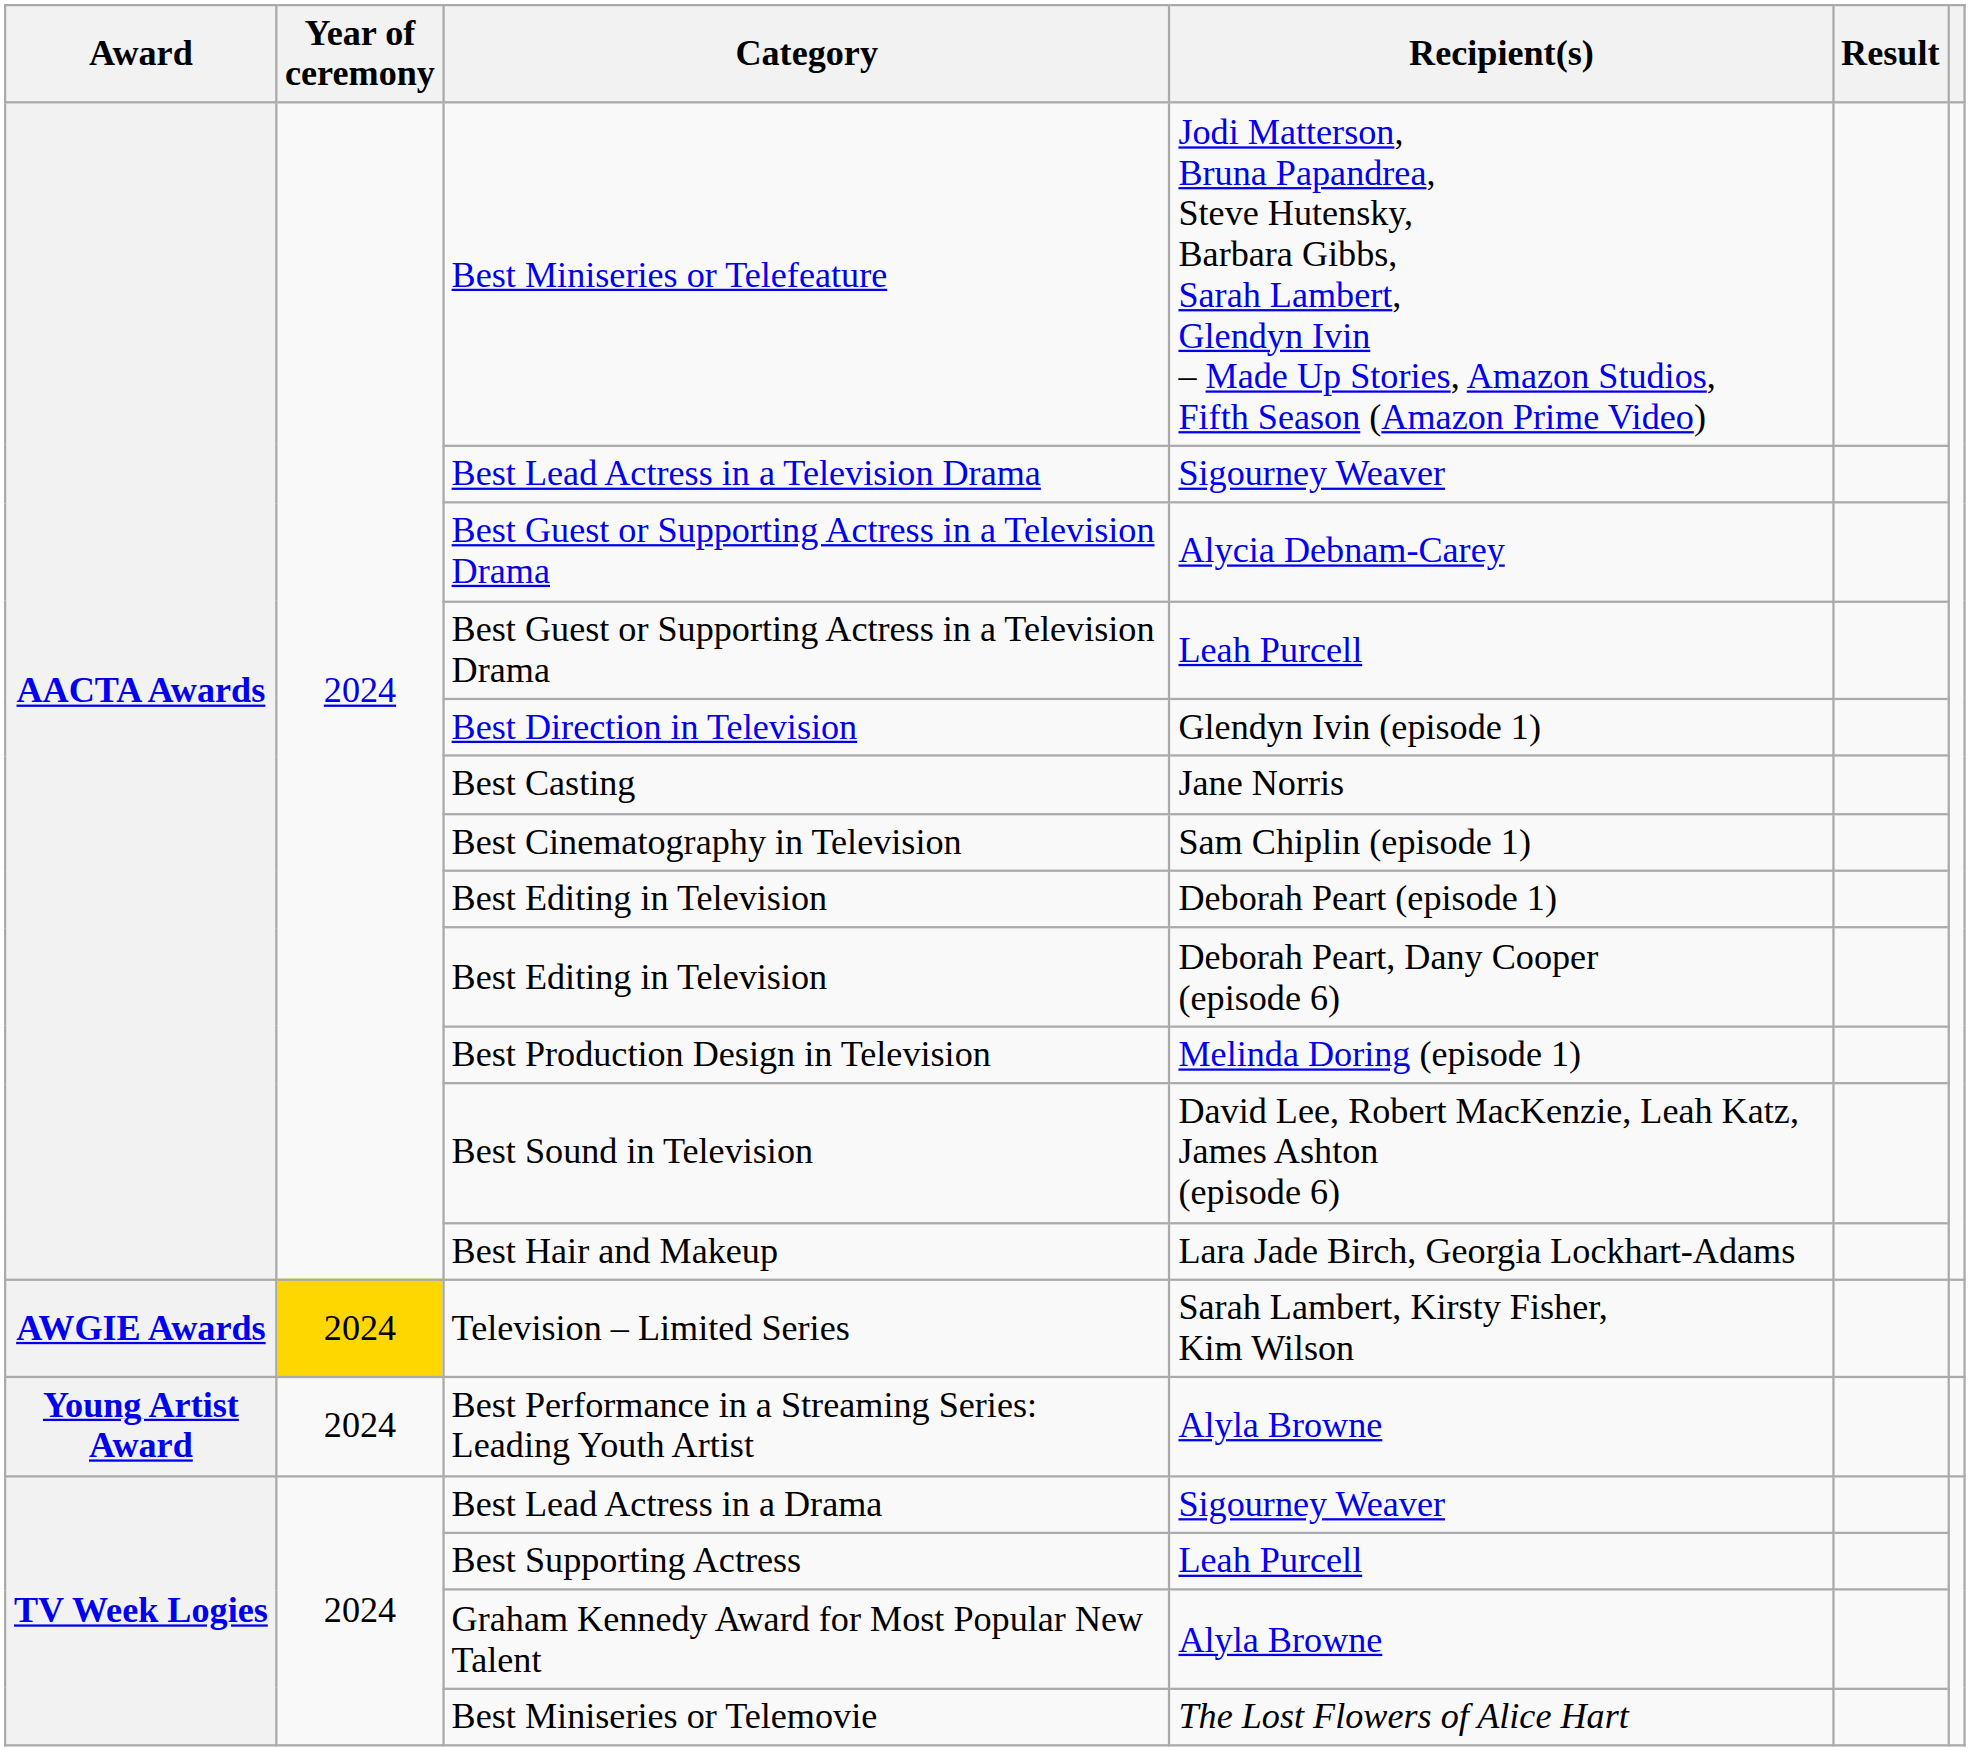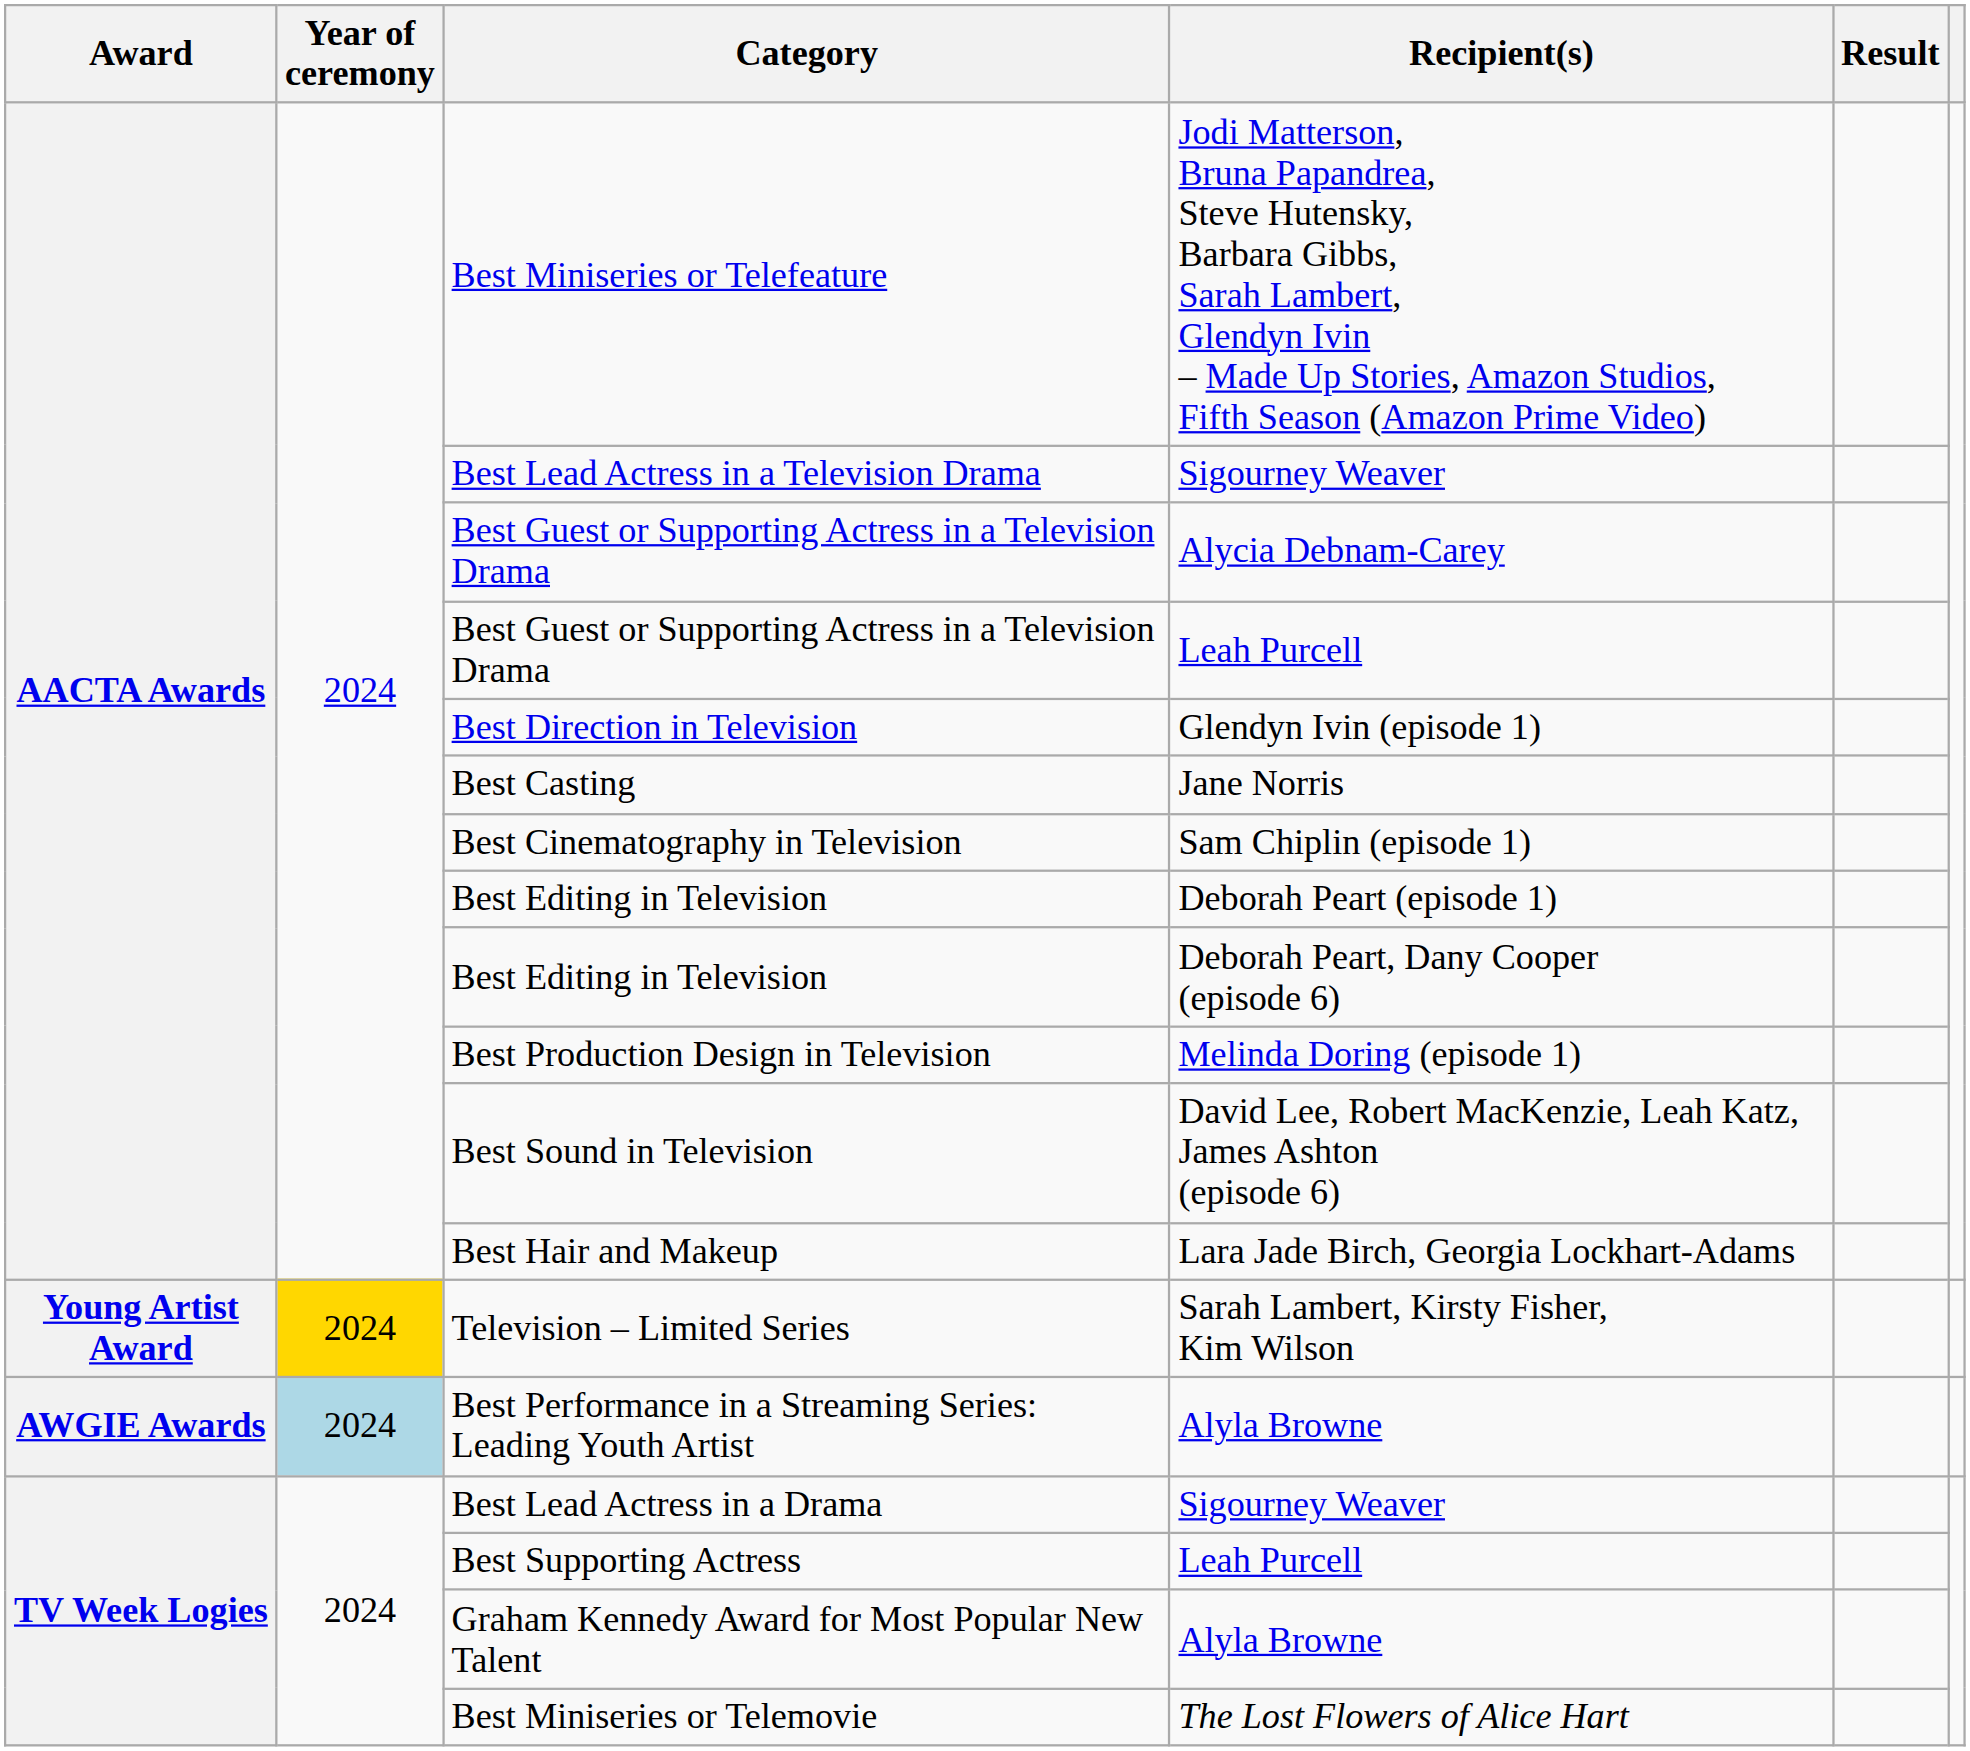(141, 1327) AWGIE Awards -> (141, 1327) Young Artist Award
(141, 1425) Young Artist Award -> (141, 1425) AWGIE Awards
(360, 1425) no background -> (360, 1425) lightblue background
